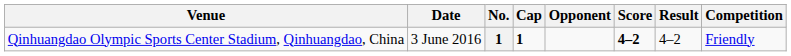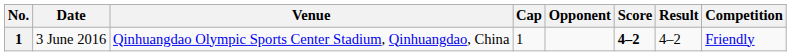columns swapped: (499, 16) <-> (206, 16)
(520, 39) bold -> (520, 39) normal
